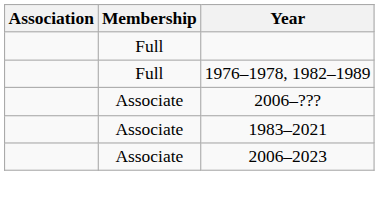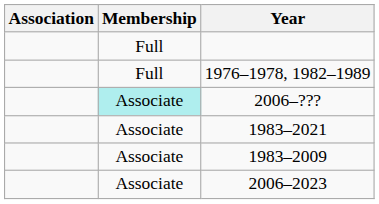(149, 101) no background -> (149, 101) paleturquoise background
+ row: (288, 156)
